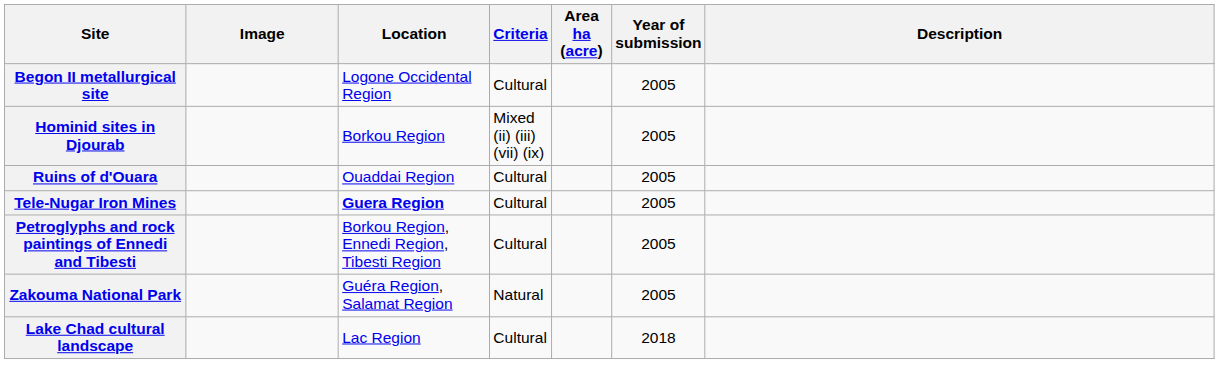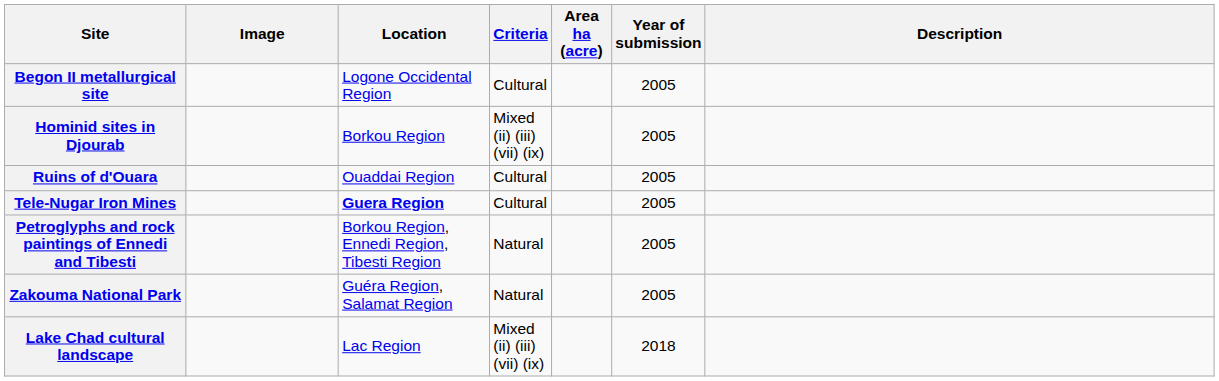(520, 244) Cultural -> (518, 244) Natural
(520, 337) Cultural -> (519, 346) Mixed (ii) (iii) (vii) (ix)
